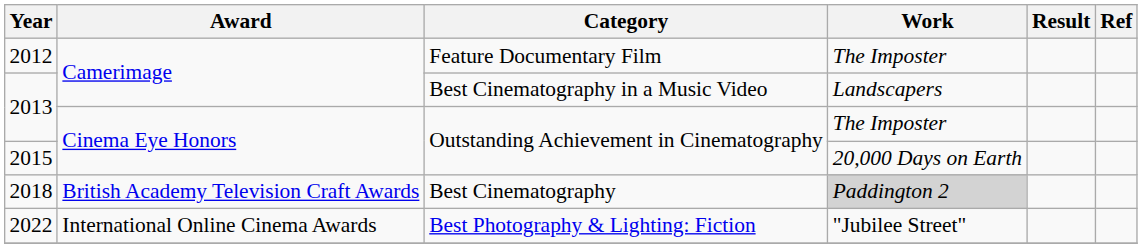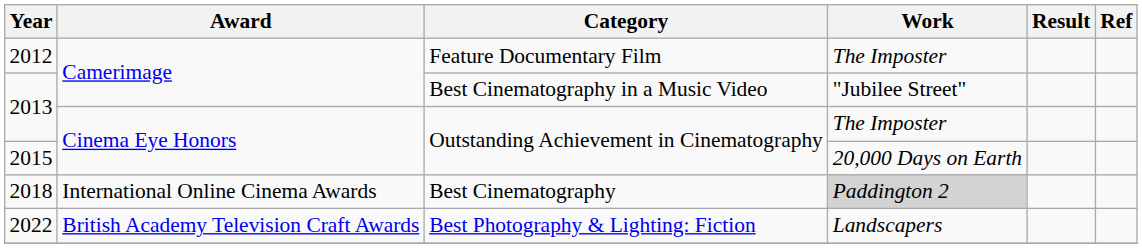(887, 89) Landscapers -> (900, 89) "Jubilee Street"
(241, 191) British Academy Television Craft Awards -> (219, 191) International Online Cinema Awards
(219, 225) International Online Cinema Awards -> (241, 225) British Academy Television Craft Awards
(900, 225) "Jubilee Street" -> (887, 225) Landscapers
